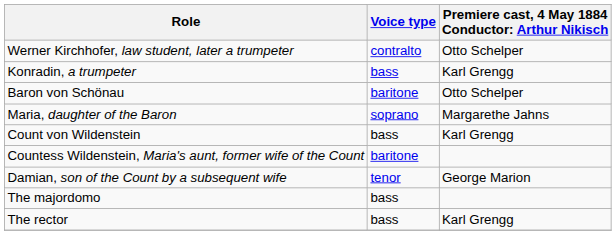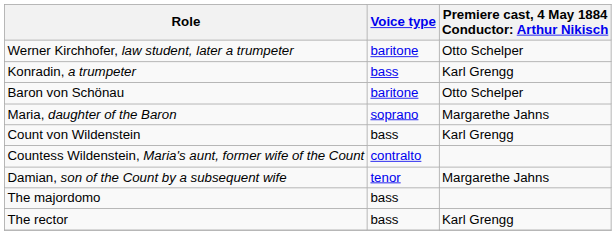(396, 51) contralto -> (394, 51) baritone
(394, 156) baritone -> (396, 156) contralto
(486, 177) George Marion -> (496, 177) Margarethe Jahns
